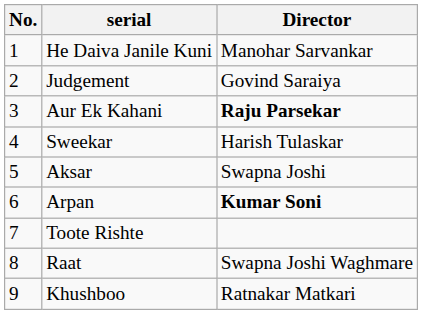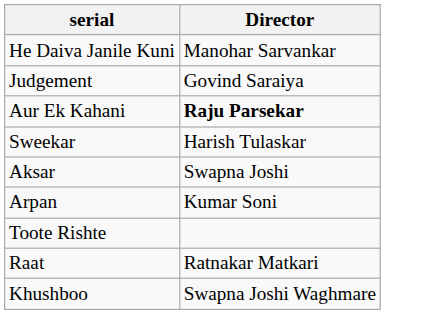- column: (23, 19)
(271, 202) bold -> (230, 202) normal
(317, 263) Swapna Joshi Waghmare -> (251, 263) Ratnakar Matkari
(288, 293) Ratnakar Matkari -> (280, 293) Swapna Joshi Waghmare
